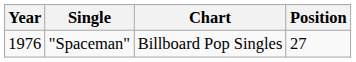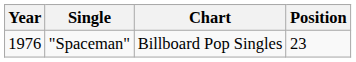(298, 43) 27 -> (298, 43) 23
